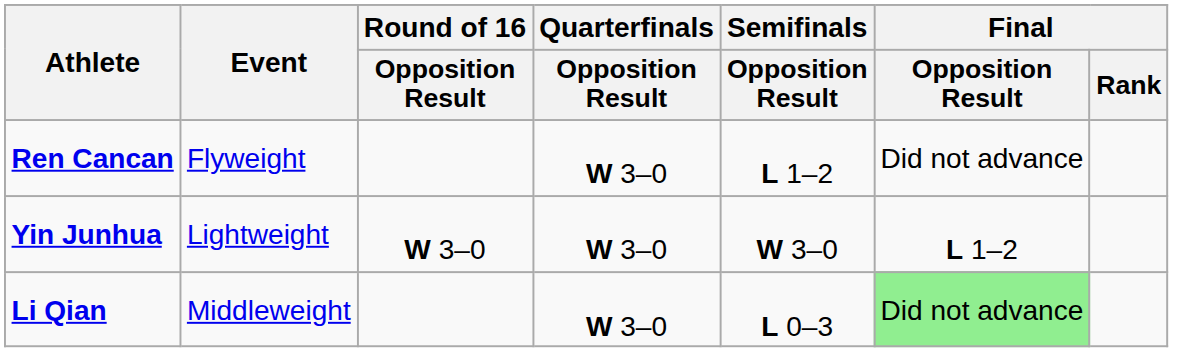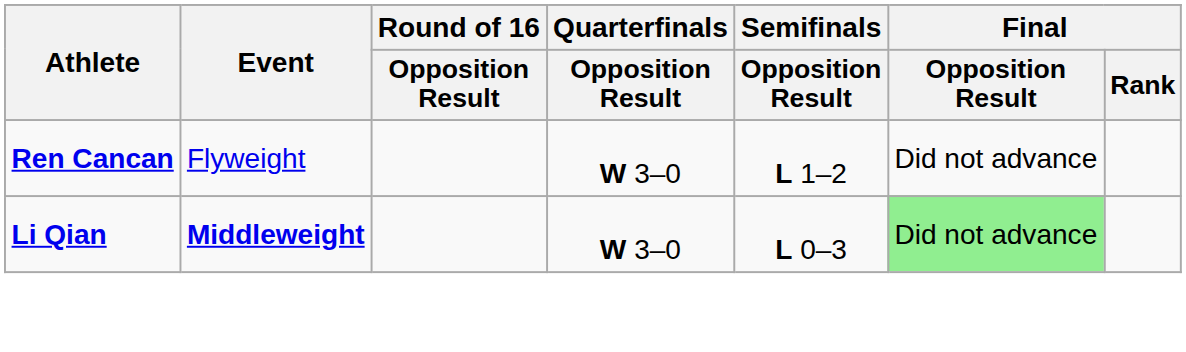- row: (87, 234)
(269, 310) normal -> (276, 234) bold
